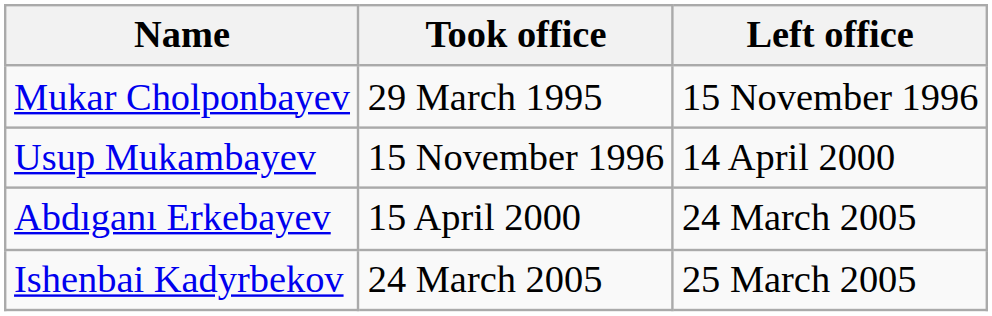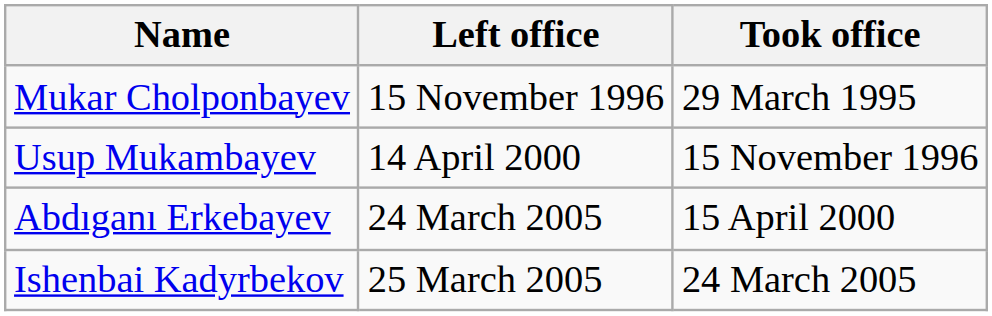columns swapped: (516, 34) <-> (830, 34)
